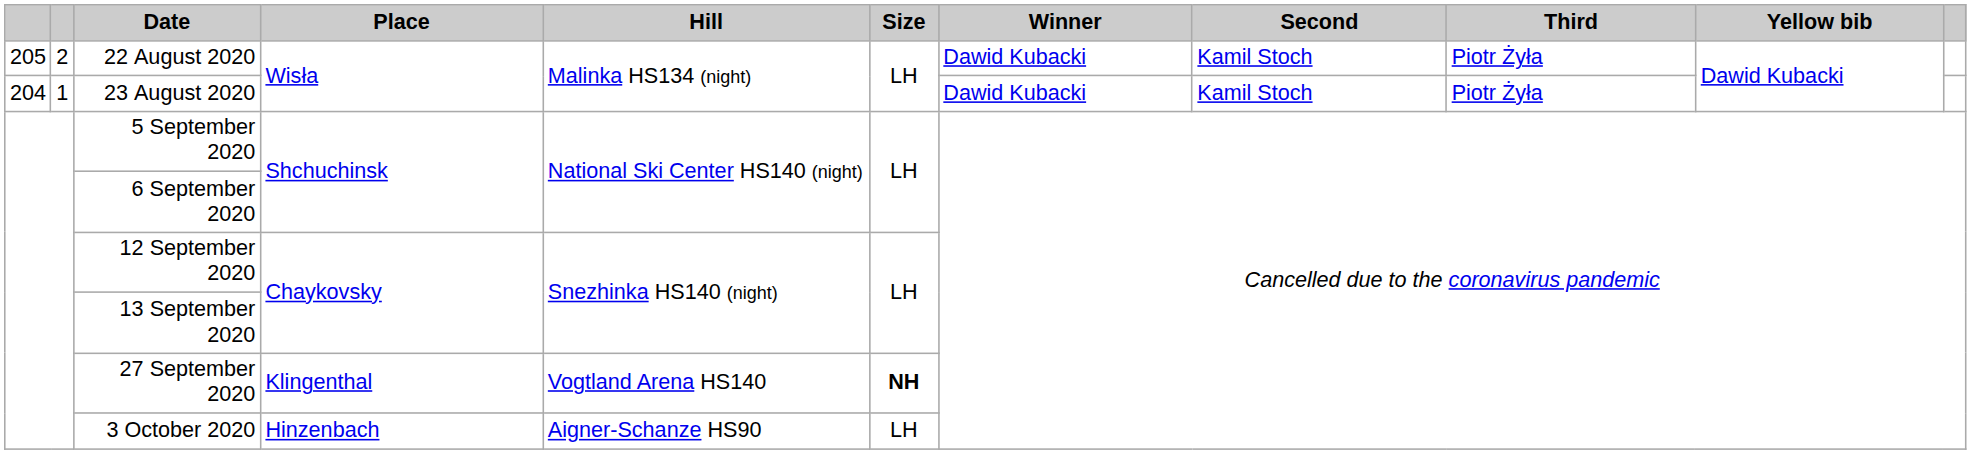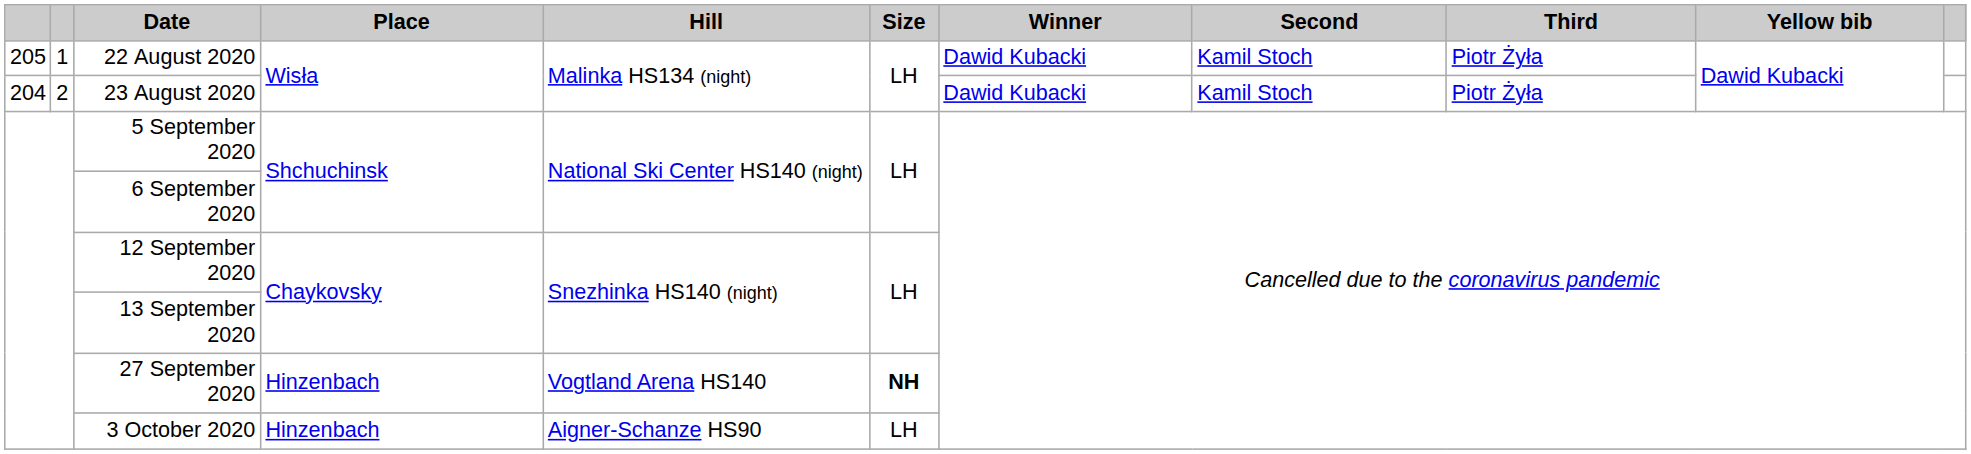(62, 57) 2 -> (62, 57) 1
(62, 92) 1 -> (62, 92) 2
(319, 382) Klingenthal -> (322, 382) Hinzenbach
